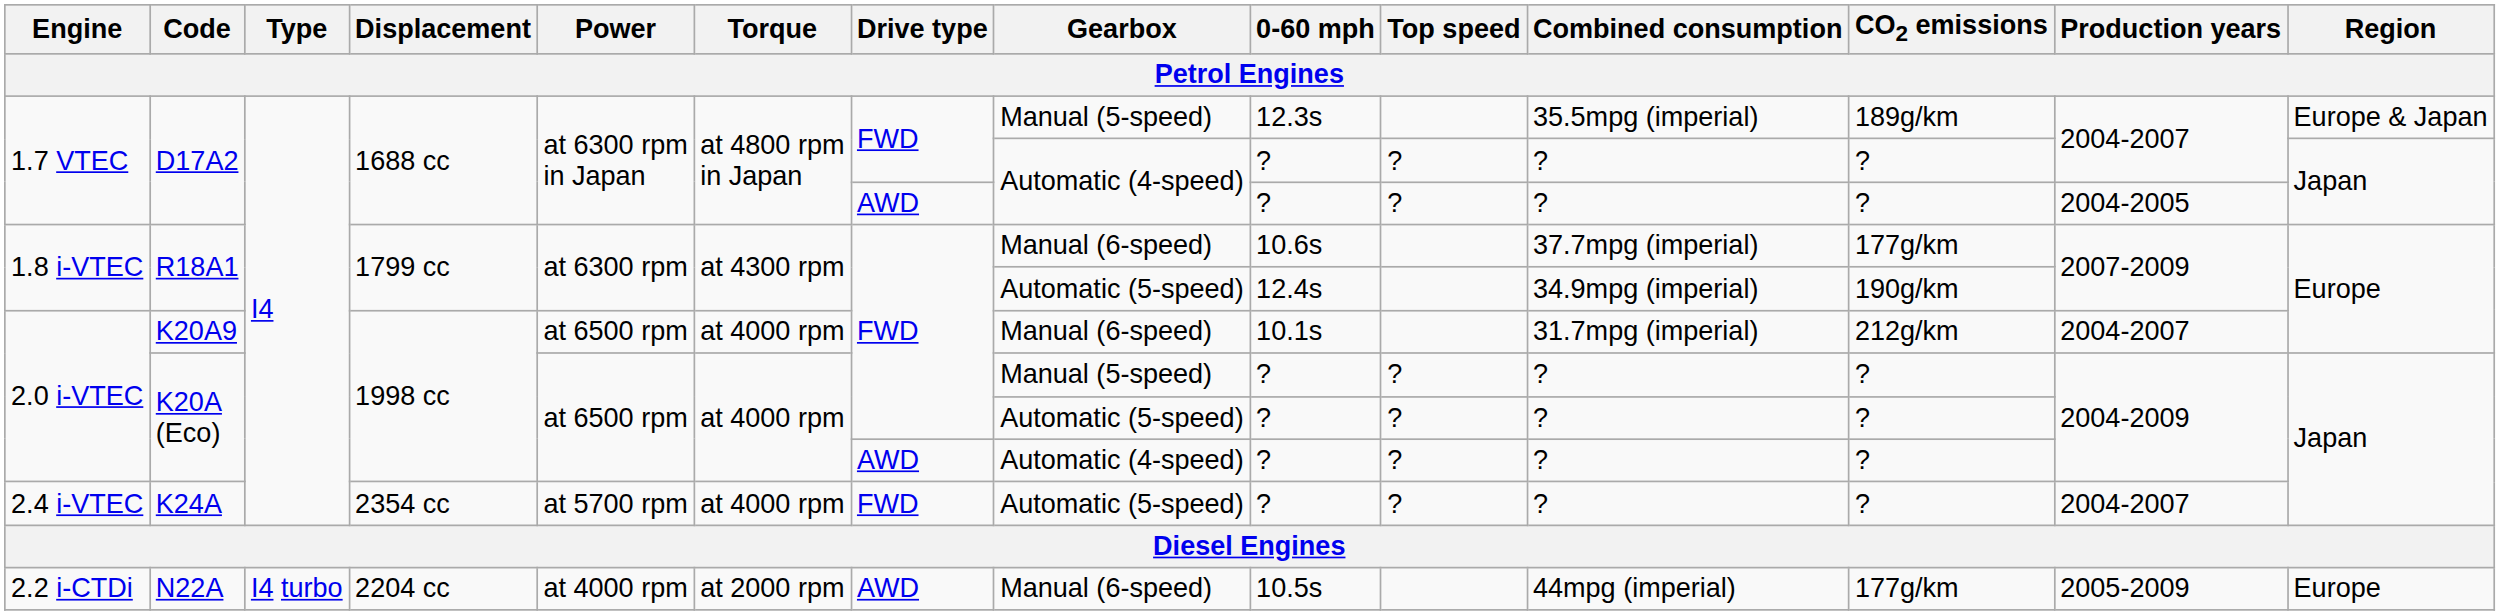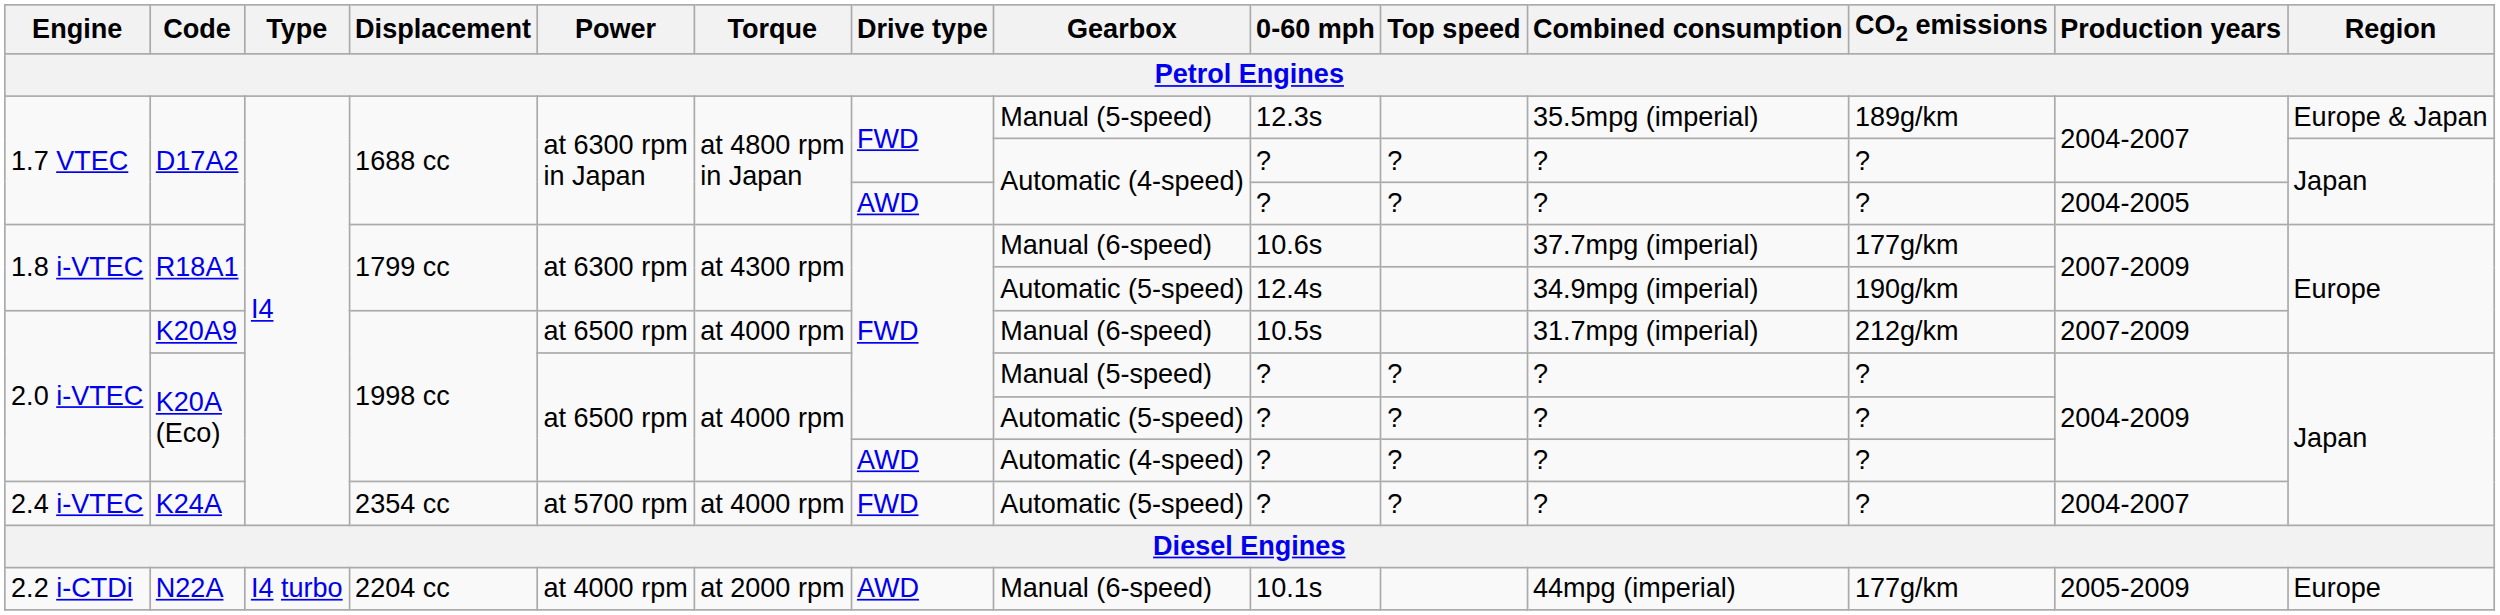(1289, 331) 10.1s -> (1289, 331) 10.5s
(2125, 331) 2004-2007 -> (2125, 331) 2007-2009
(1289, 588) 10.5s -> (1289, 588) 10.1s
